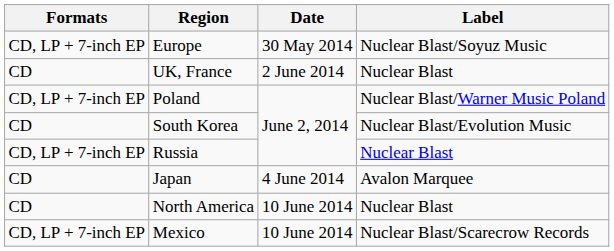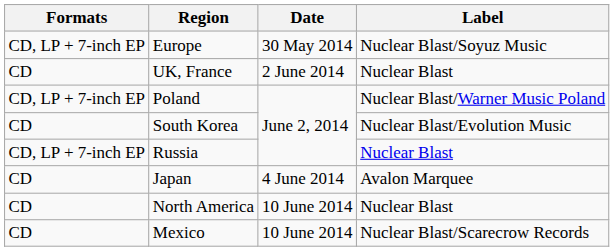(77, 233) CD, LP + 7-inch EP -> (20, 233) CD
